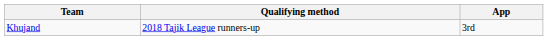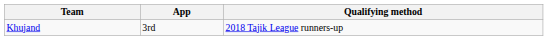columns swapped: (300, 12) <-> (501, 12)
